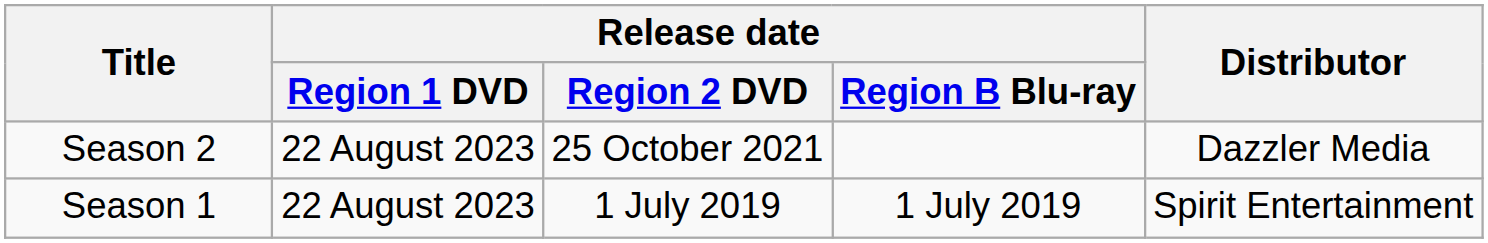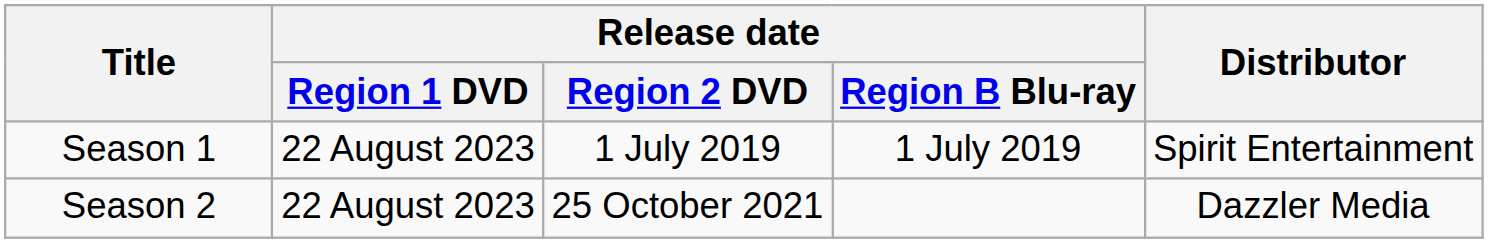rows swapped: (139, 206) <-> (139, 149)
